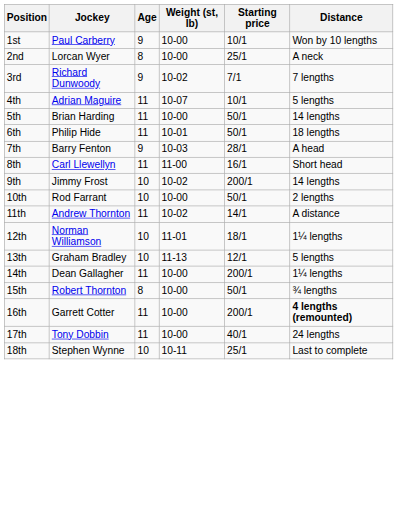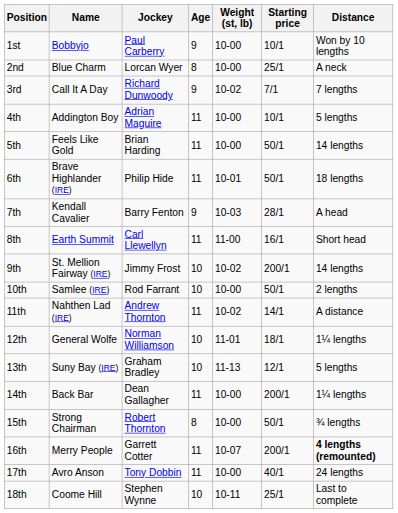+ column: (86, 18)
(175, 100) 10-07 -> (228, 117) 10-00
(175, 312) 10-00 -> (228, 451) 10-07
